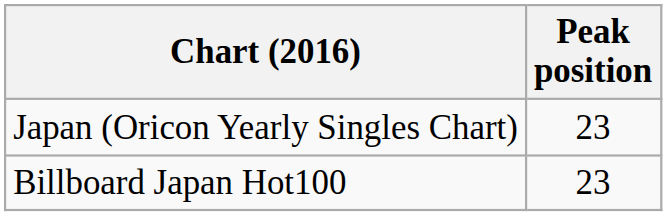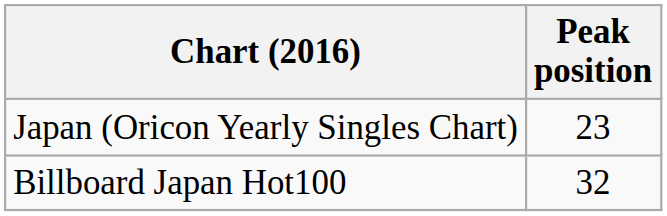(593, 182) 23 -> (593, 182) 32
